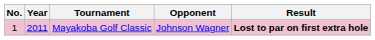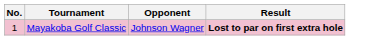- column: (37, 12)
